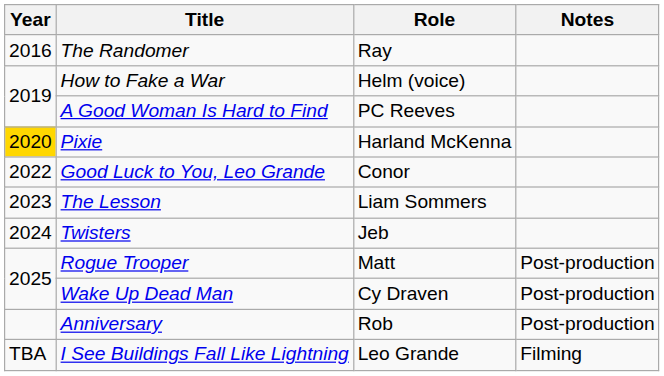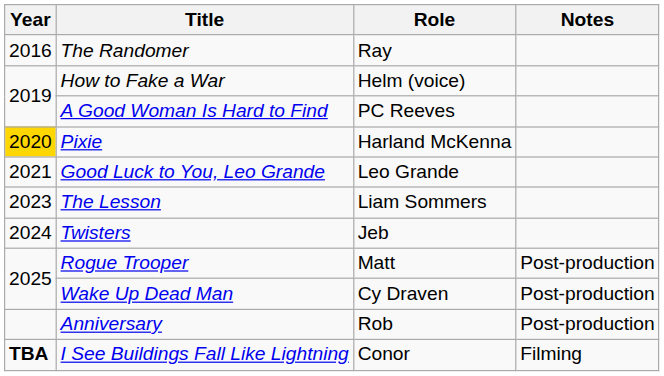(30, 171) 2022 -> (30, 171) 2021
(384, 171) Conor -> (408, 171) Leo Grande
(28, 354) normal -> (29, 354) bold
(408, 354) Leo Grande -> (384, 354) Conor
